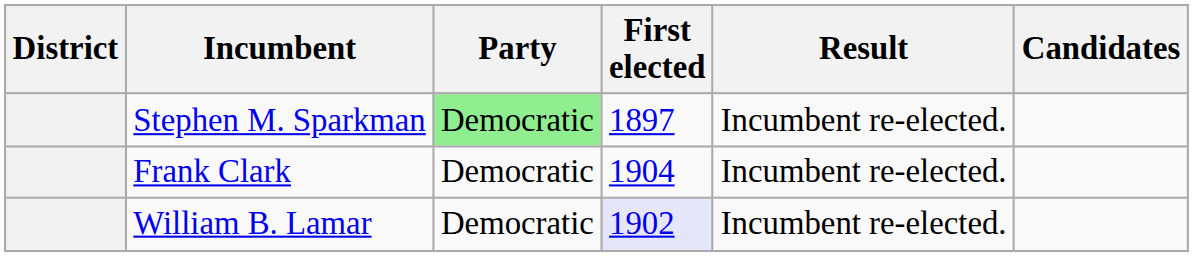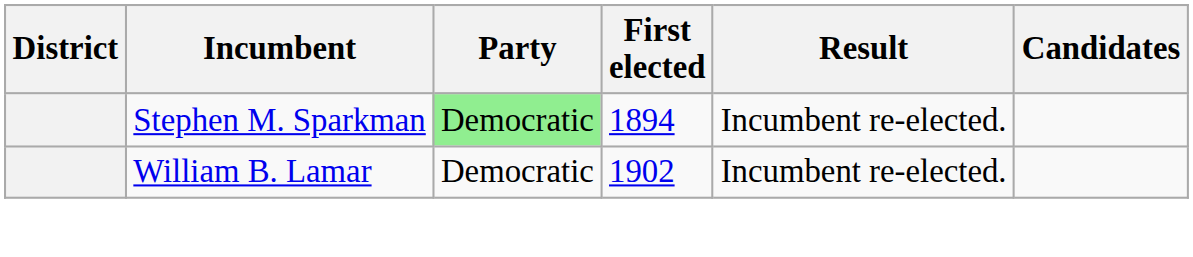(642, 119) 1897 -> (642, 119) 1894
- row: (212, 171)
(642, 223) lavender background -> (642, 171) no background
